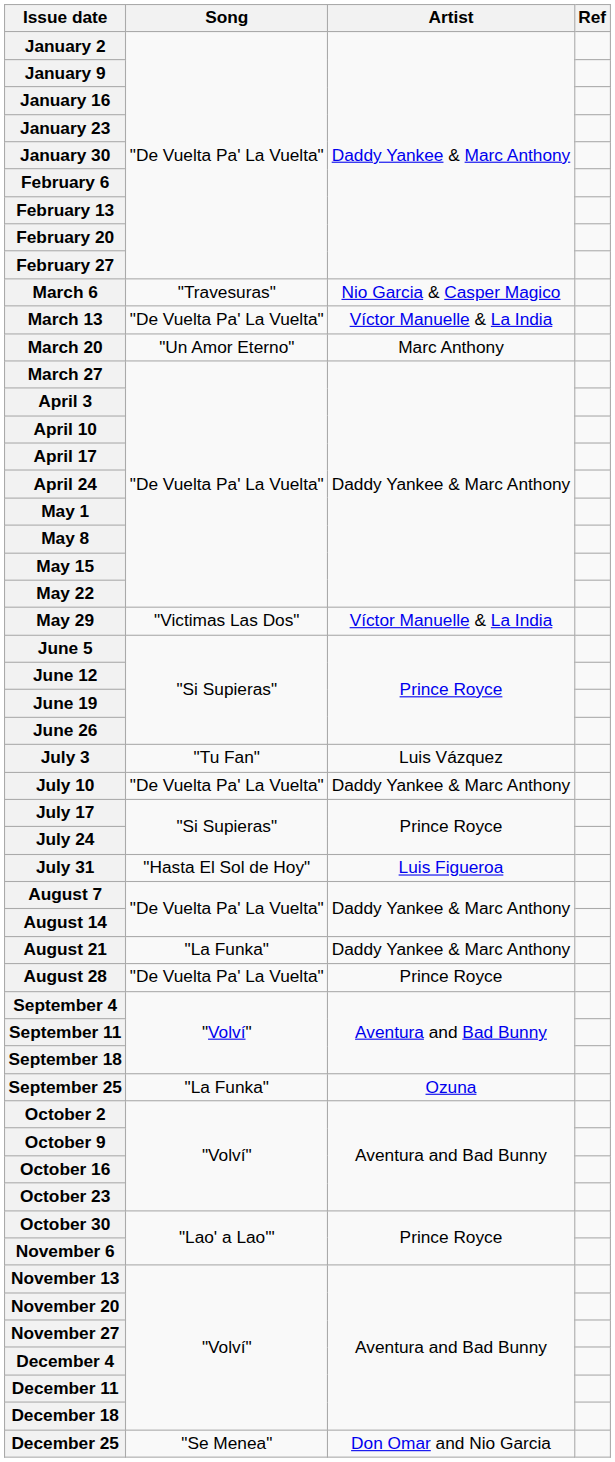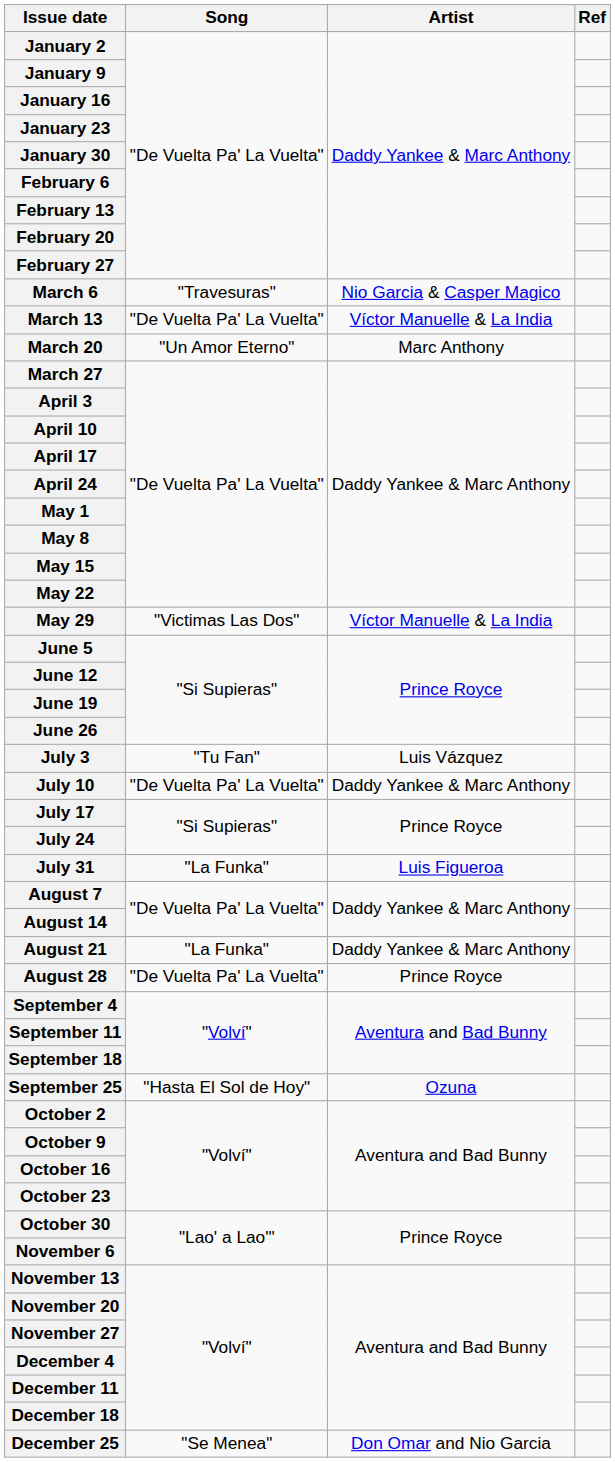(227, 867) "Hasta El Sol de Hoy" -> (227, 867) "La Funka"
(227, 1086) "La Funka" -> (227, 1086) "Hasta El Sol de Hoy"
